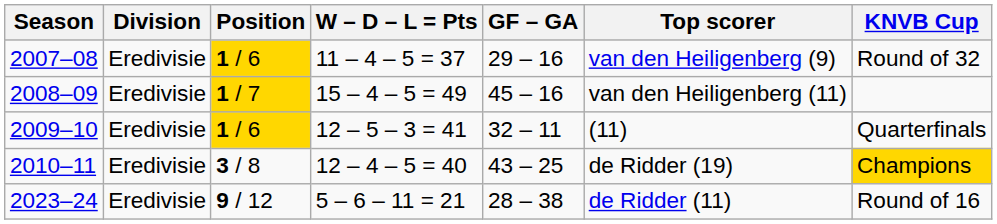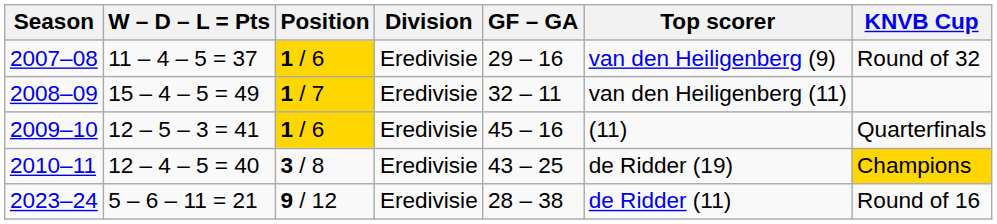columns swapped: (157, 22) <-> (397, 22)
(526, 93) 45 – 16 -> (525, 93) 32 – 11
(525, 129) 32 – 11 -> (526, 129) 45 – 16
